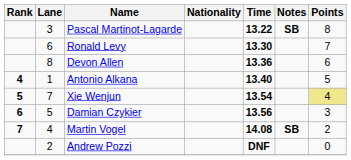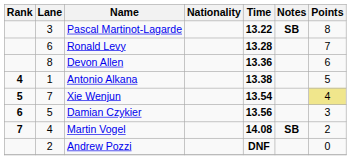(259, 46) 13.30 -> (259, 46) 13.28
(259, 79) 13.40 -> (259, 79) 13.38
